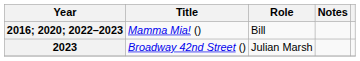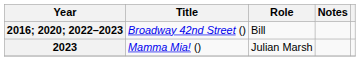(165, 30) Mamma Mia! () -> (187, 30) Broadway 42nd Street ()
(187, 47) Broadway 42nd Street () -> (165, 47) Mamma Mia! ()
